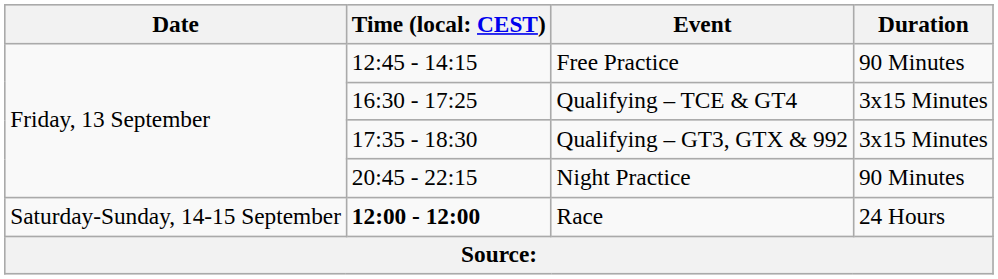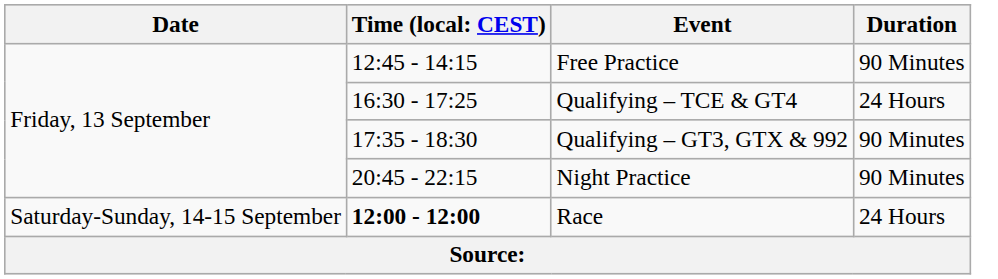(923, 101) 3x15 Minutes -> (902, 101) 24 Hours
(923, 139) 3x15 Minutes -> (912, 139) 90 Minutes
